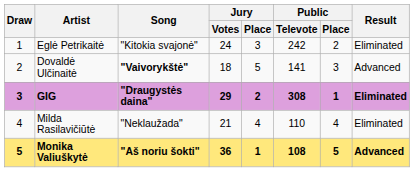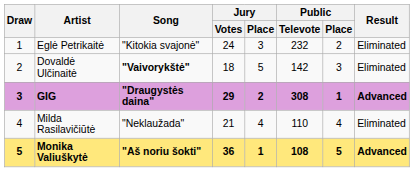(297, 45) 242 -> (300, 45) 232
(297, 68) 141 -> (300, 68) 142
(377, 68) Advanced -> (381, 68) Eliminated
(381, 96) Eliminated -> (382, 96) Advanced
